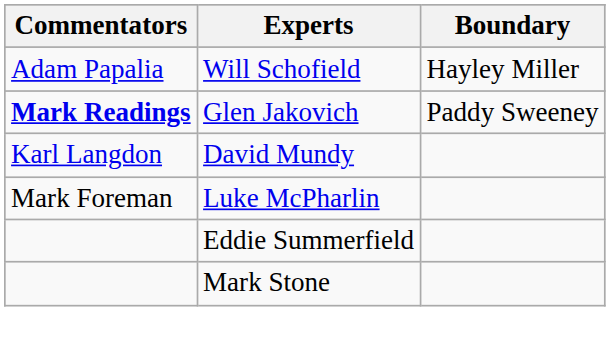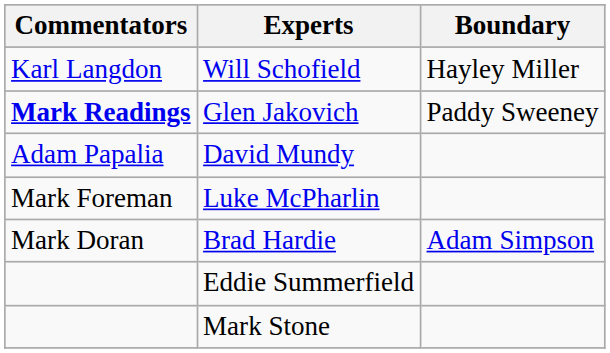(87, 68) Adam Papalia -> (87, 68) Karl Langdon
(87, 154) Karl Langdon -> (87, 154) Adam Papalia
+ row: (270, 240)
